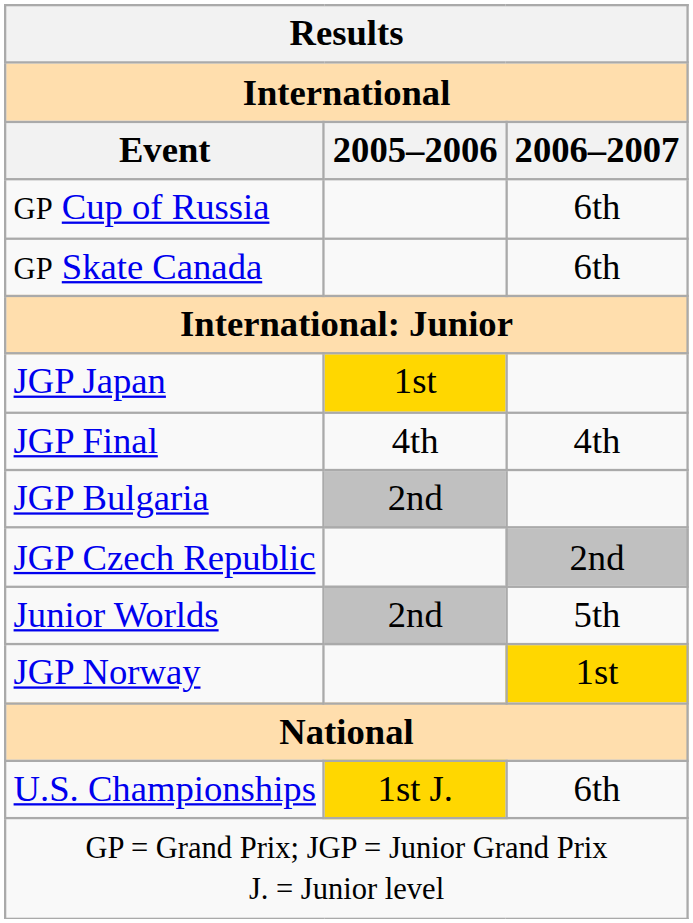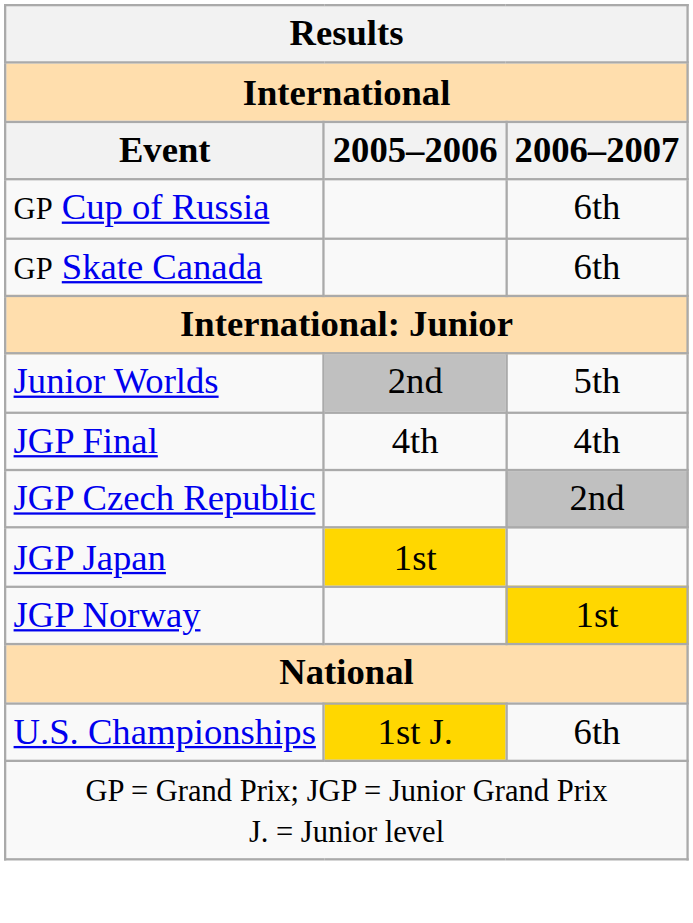rows swapped: (116, 614) <-> (90, 382)
- row: (111, 498)
